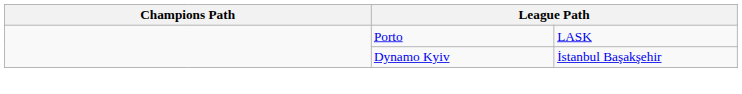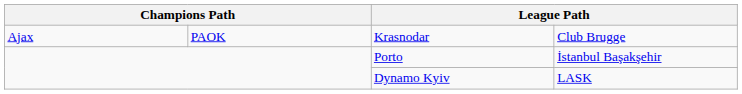+ row: (402, 36)
(574, 36) LASK -> (609, 57) İstanbul Başakşehir
(609, 57) İstanbul Başakşehir -> (574, 78) LASK
